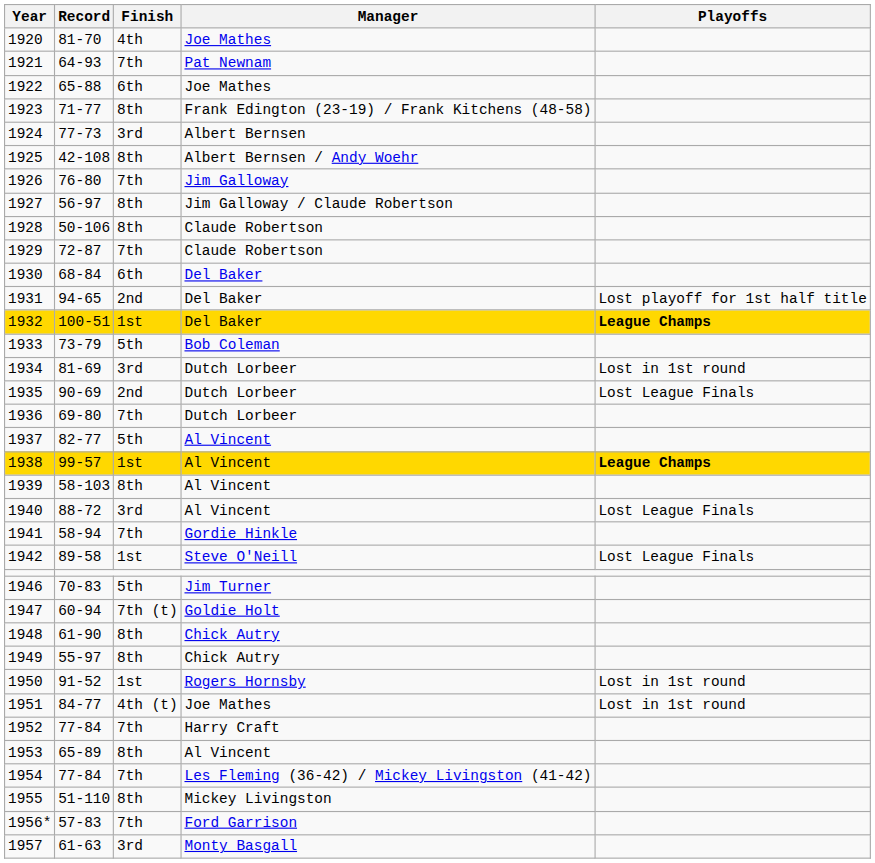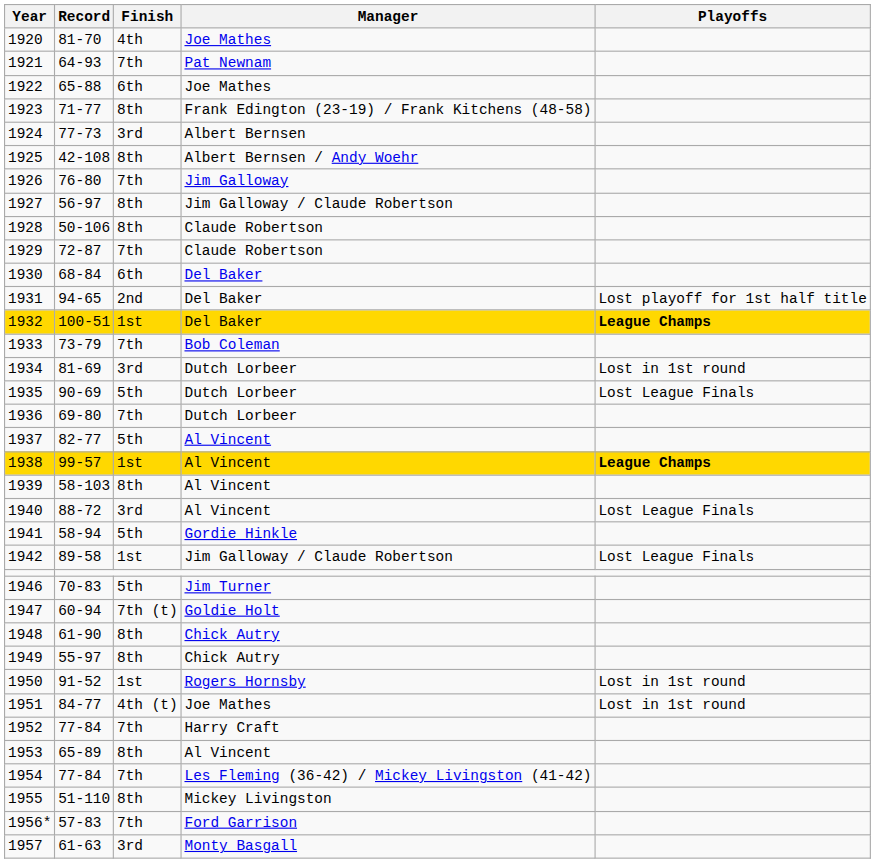(130, 346) 5th -> (130, 346) 7th
(130, 393) 2nd -> (130, 393) 5th
(130, 534) 7th -> (130, 534) 5th
(241, 557) Steve O'Neill -> (319, 557) Jim Galloway / Claude Robertson
